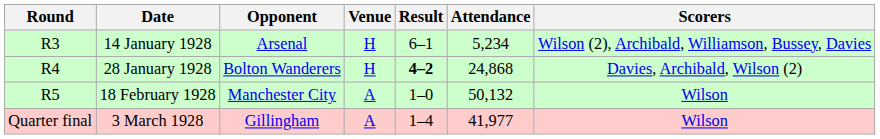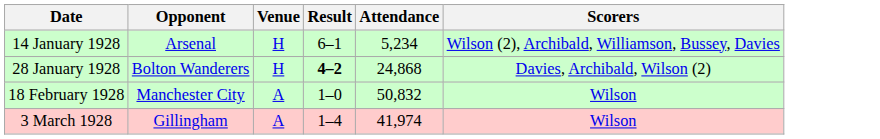- column: (50, 17)
(491, 95) 50,132 -> (399, 95) 50,832
(491, 120) 41,977 -> (399, 120) 41,974
